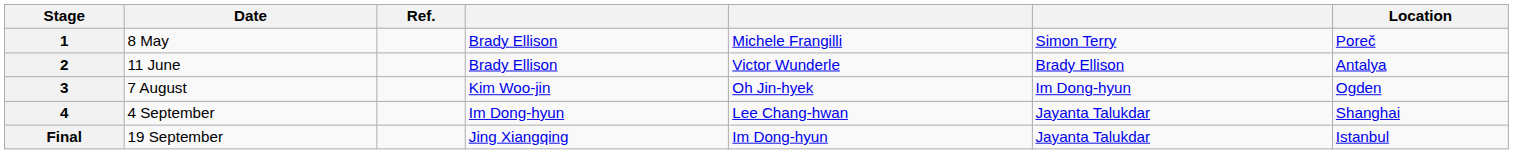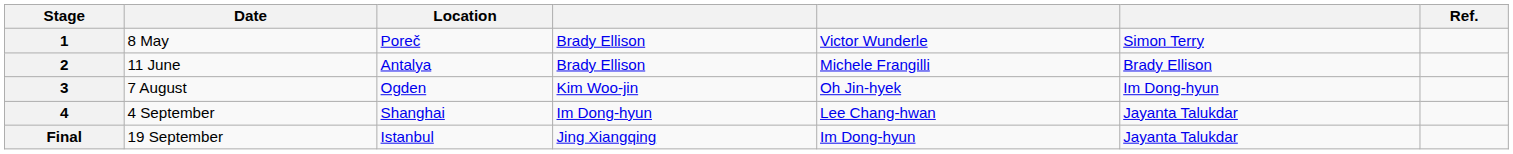columns swapped: (1420, 16) <-> (421, 16)
(787, 40) Michele Frangilli -> (874, 40) Victor Wunderle
(786, 64) Victor Wunderle -> (875, 64) Michele Frangilli
